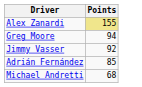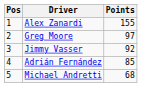+ column: (14, 11)
(109, 24) khaki background -> (127, 24) no background
(112, 37) 94 -> (130, 37) 97
